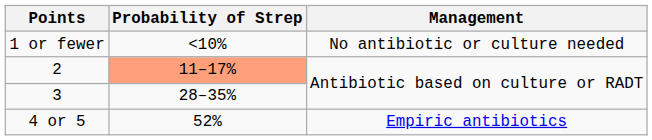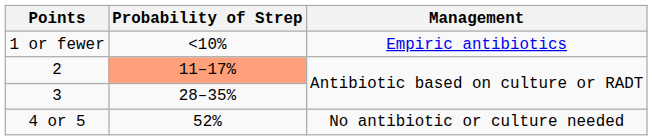(477, 44) No antibiotic or culture needed -> (477, 44) Empiric antibiotics
(477, 122) Empiric antibiotics -> (477, 122) No antibiotic or culture needed
